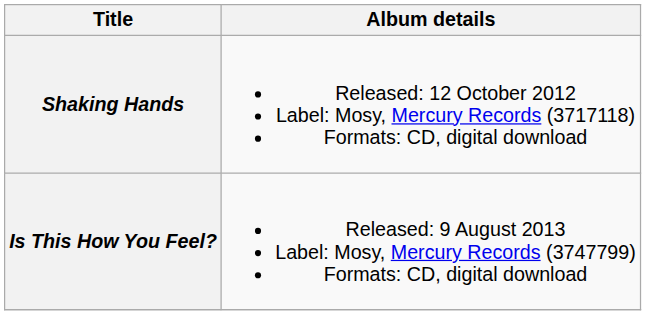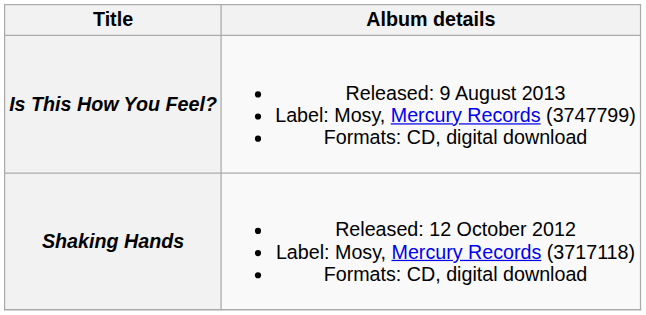rows swapped: (113, 104) <-> (113, 241)
